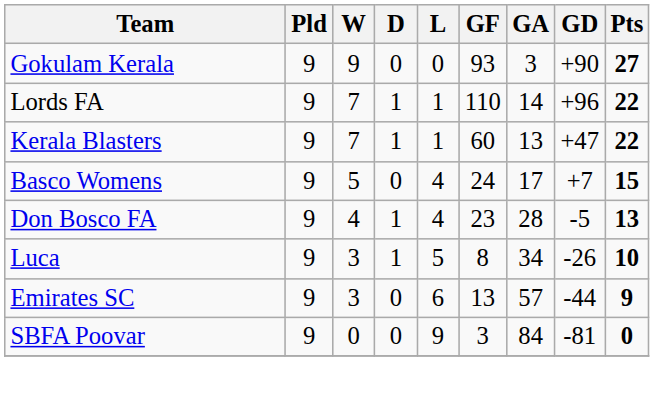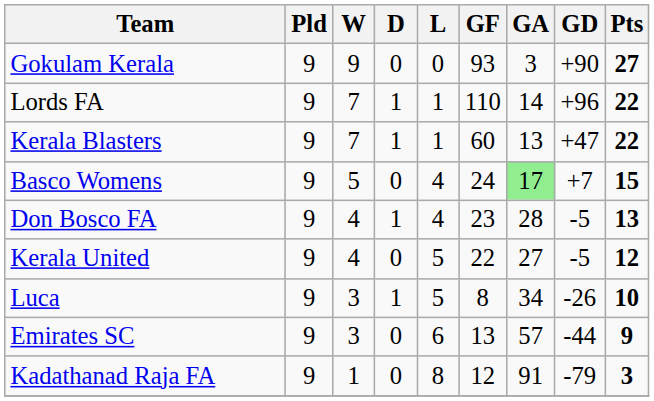(531, 180) no background -> (531, 180) lightgreen background
+ row: (80, 258)
+ row: (113, 375)
- row: (78, 336)
